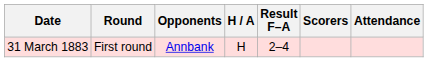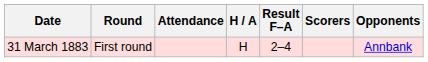columns swapped: (190, 20) <-> (387, 20)
